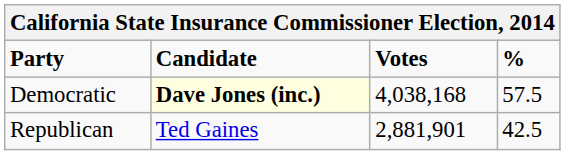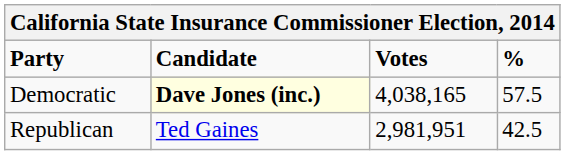(421, 94) 4,038,168 -> (421, 94) 4,038,165
(421, 130) 2,881,901 -> (421, 130) 2,981,951
